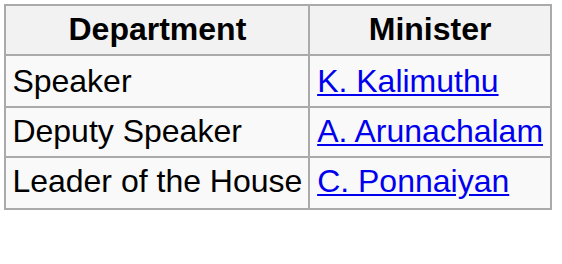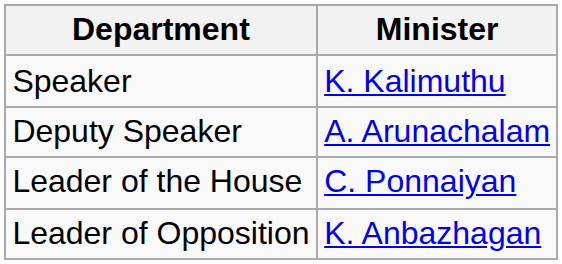+ row: (161, 232)
